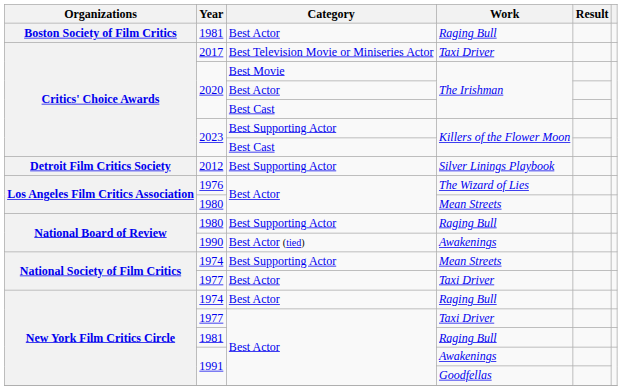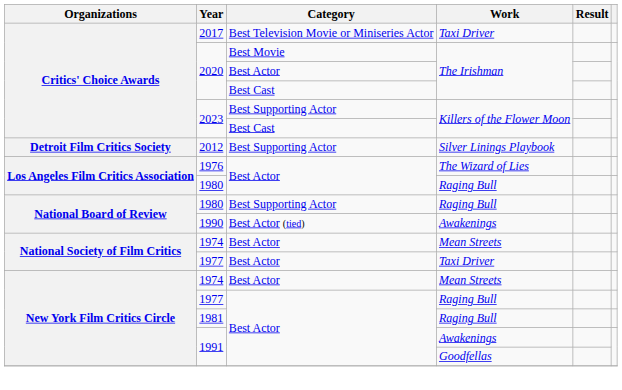- row: (100, 33)
(470, 204) Mean Streets -> (468, 185) Raging Bull
(283, 261) Best Supporting Actor -> (254, 242) Best Actor
(468, 299) Raging Bull -> (470, 280) Mean Streets
(467, 318) Taxi Driver -> (468, 299) Raging Bull
